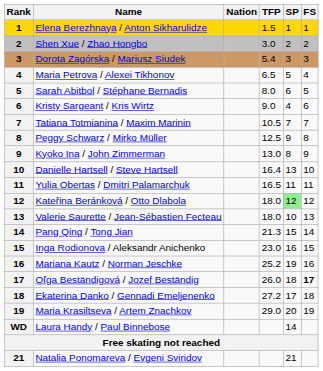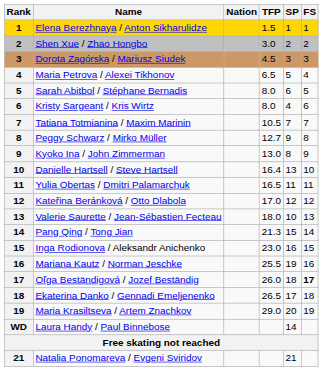(269, 59) 5.4 -> (269, 59) 4.5
(269, 106) 9.0 -> (269, 106) 8.0
(271, 138) 12.5 -> (271, 138) 12.7
(271, 201) 18.0 -> (271, 201) 17.0
(291, 201) lightgreen background -> (291, 201) no background
(271, 264) 25.2 -> (271, 264) 25.5
(271, 295) 27.2 -> (271, 295) 26.5
